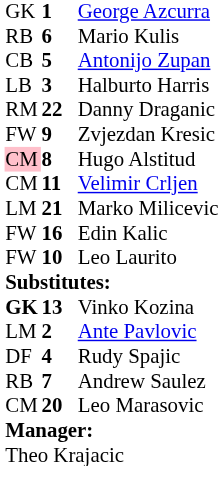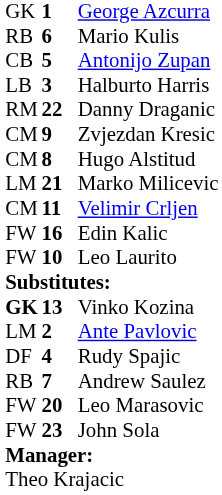(21, 134) FW -> (21, 134) CM
(21, 159) pink background -> (21, 159) no background
rows swapped: (138, 183) <-> (148, 208)
(21, 405) CM -> (21, 405) FW
+ row: (119, 430)
